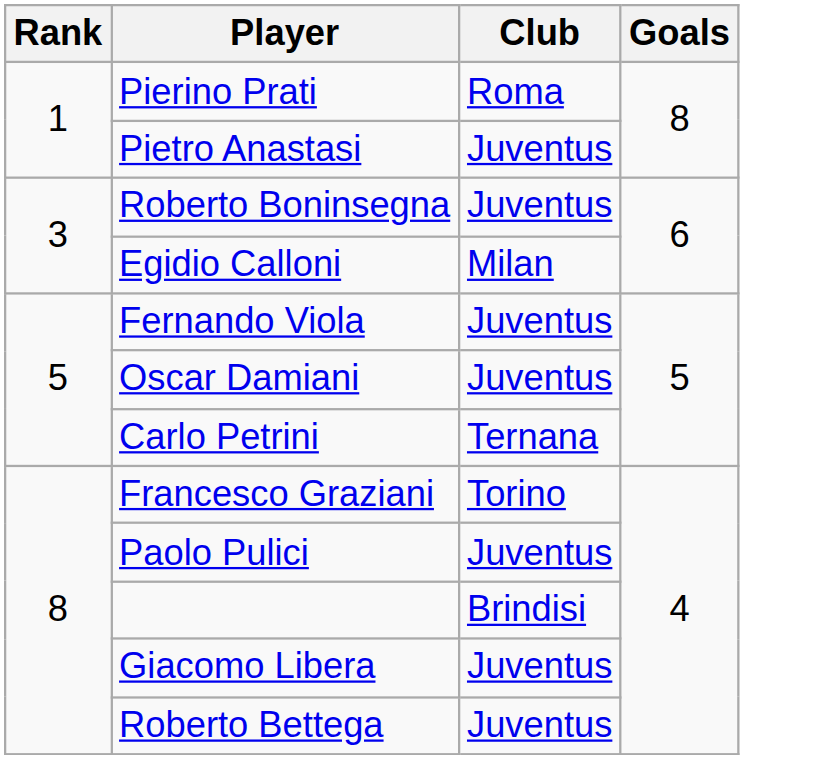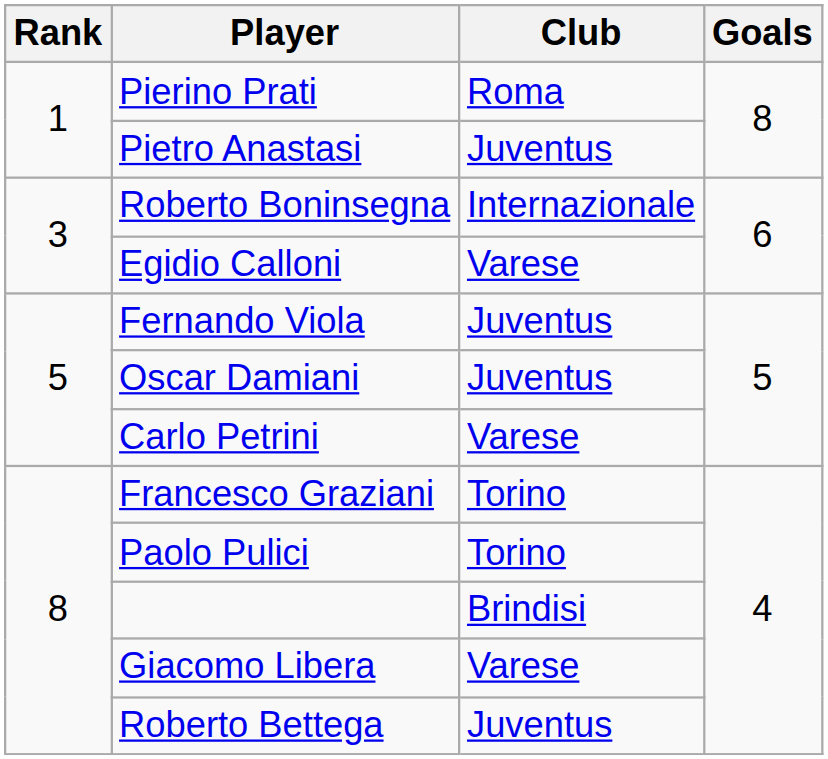(540, 206) Juventus -> (581, 206) Internazionale
(510, 263) Milan -> (523, 263) Varese
(533, 436) Ternana -> (523, 436) Varese
(540, 551) Juventus -> (516, 551) Torino
(540, 666) Juventus -> (523, 666) Varese
